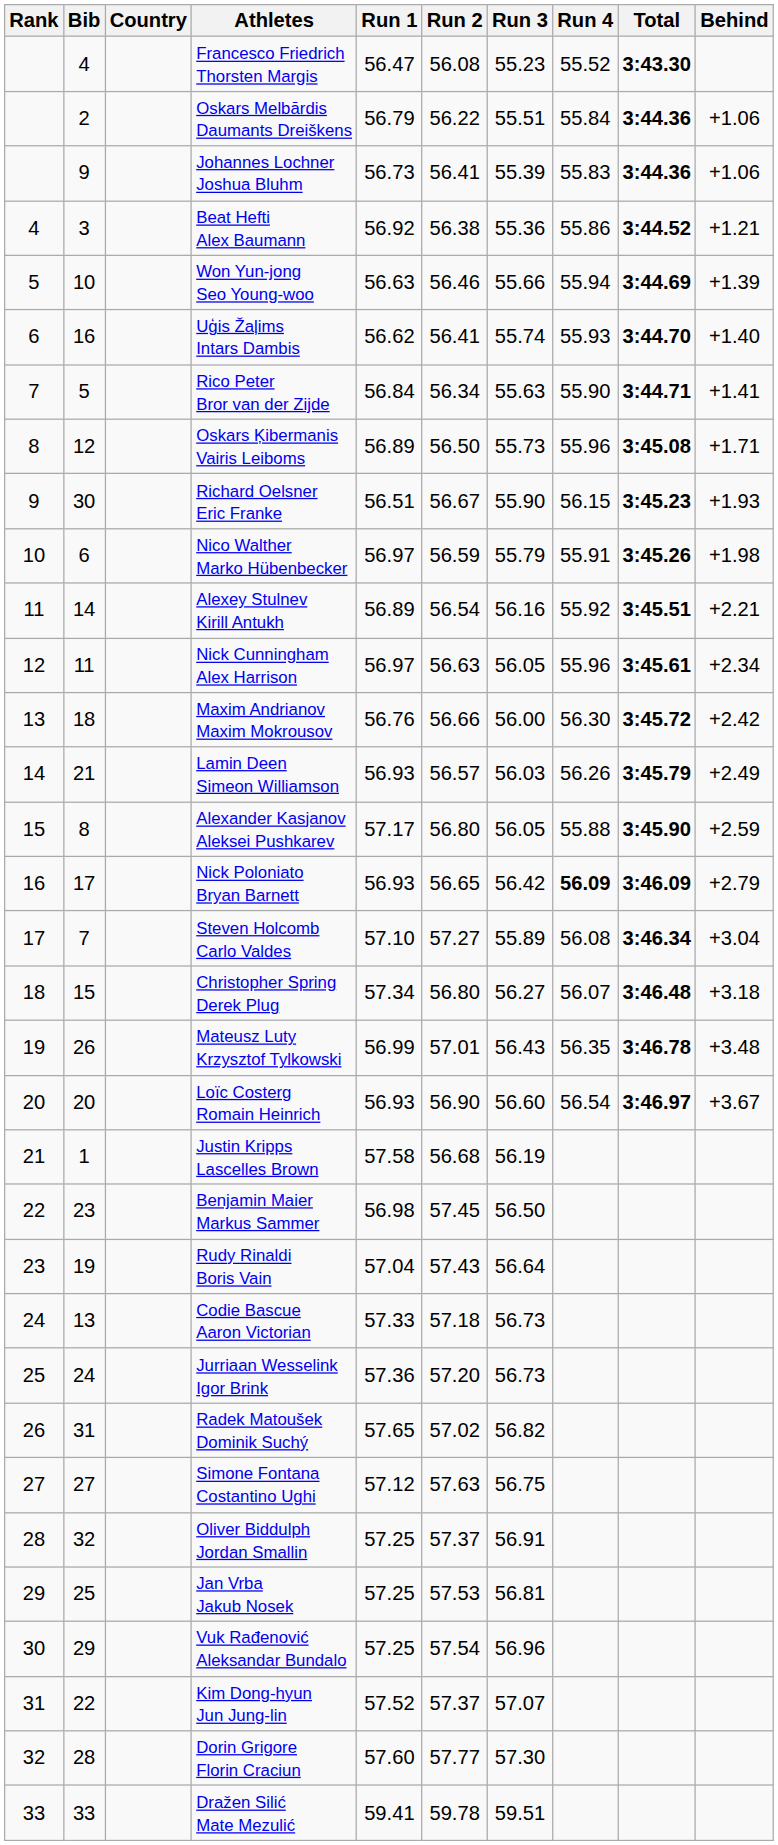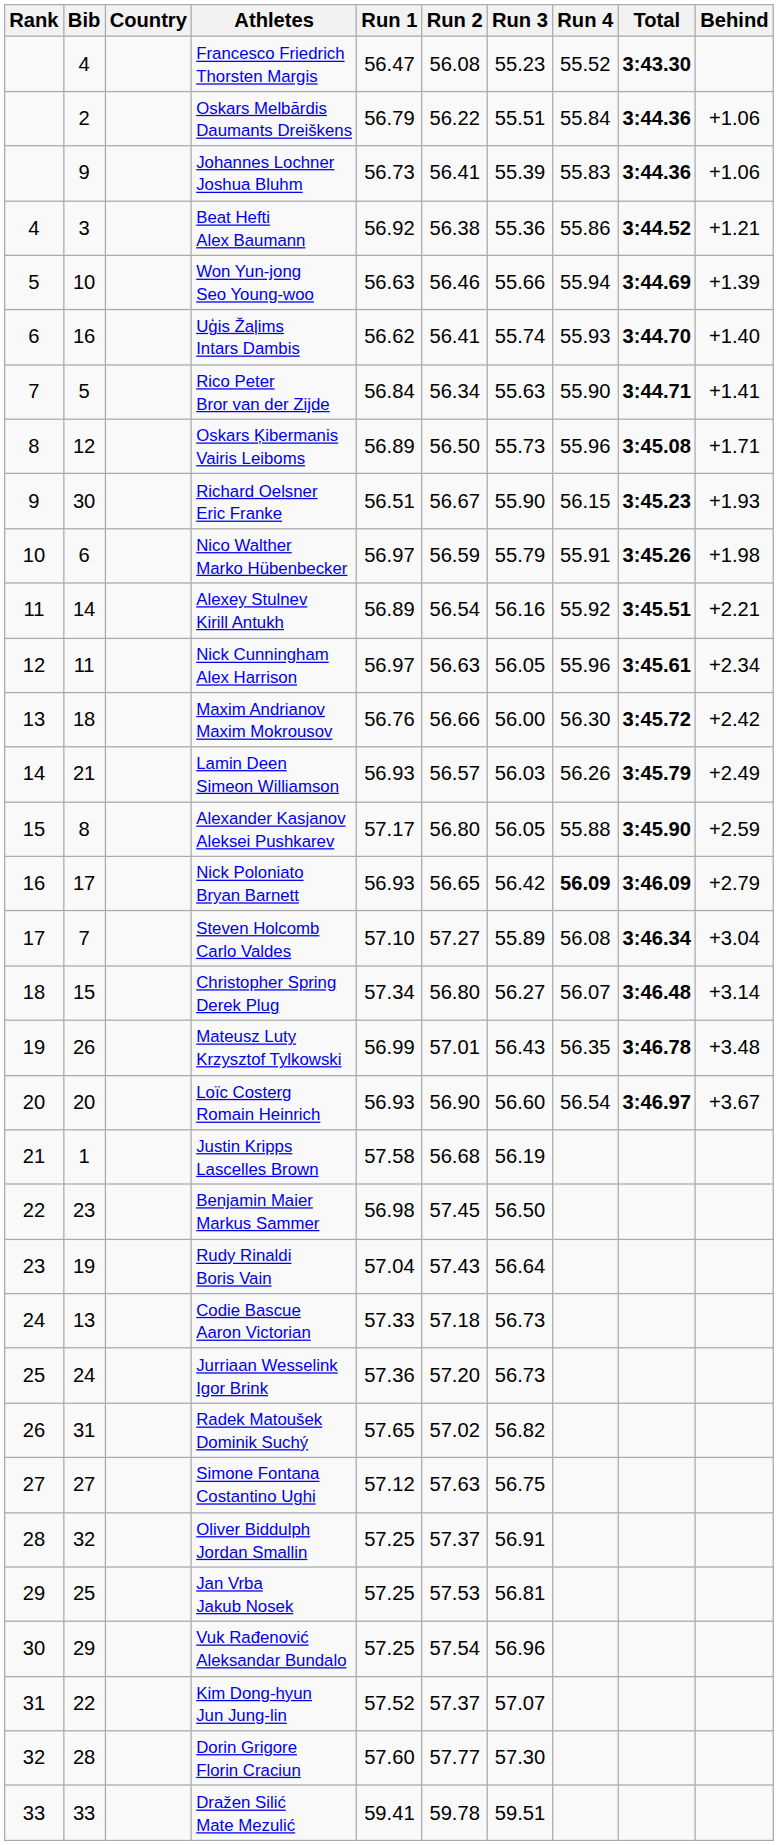(734, 992) +3.18 -> (734, 992) +3.14
